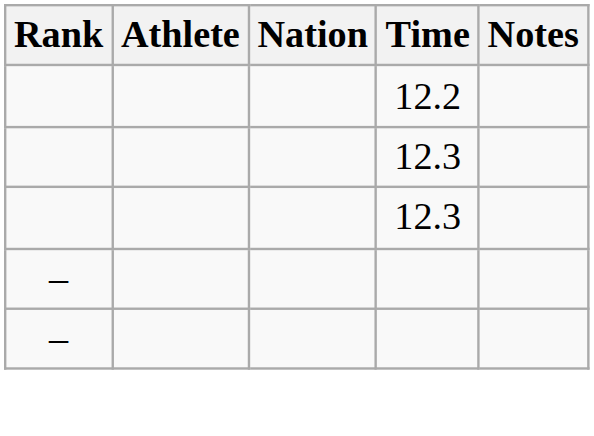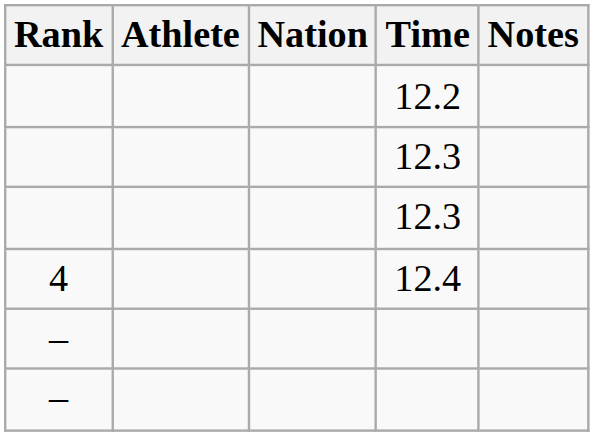+ row: (59, 277)
